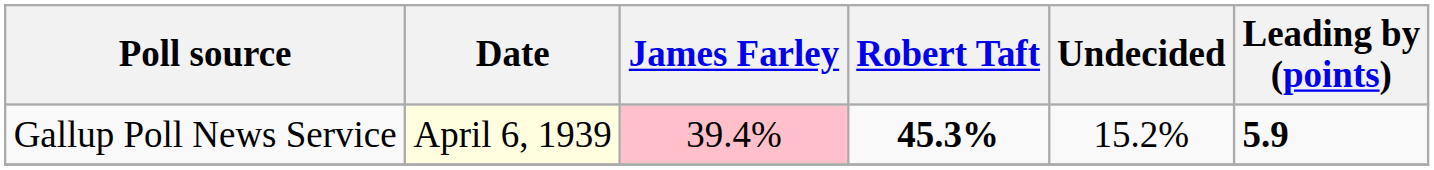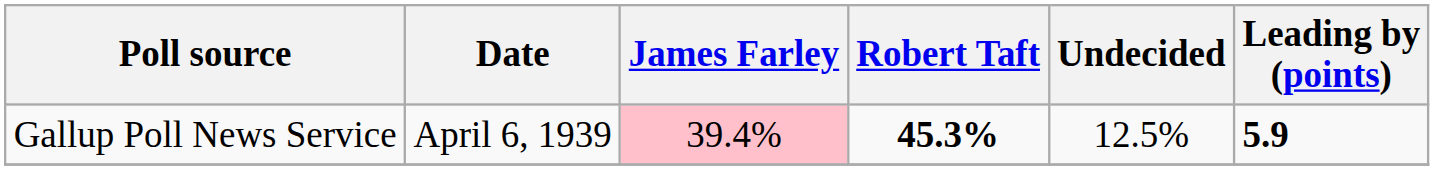(513, 134) lightyellow background -> (513, 134) no background
(1141, 134) 15.2% -> (1141, 134) 12.5%
